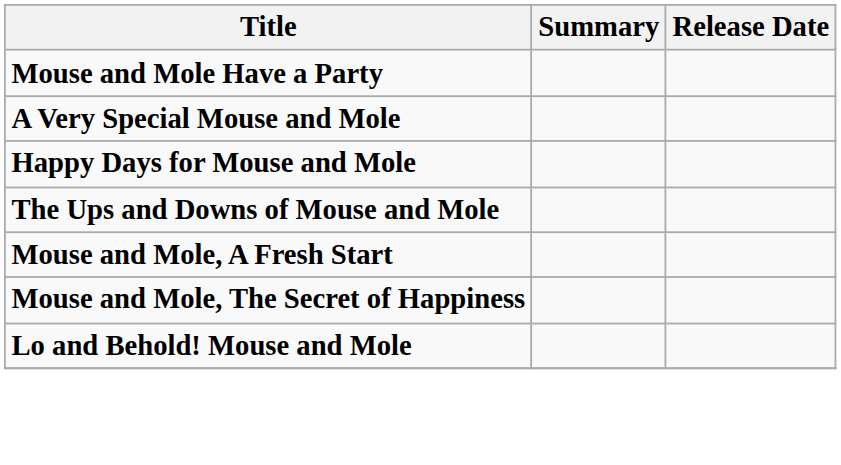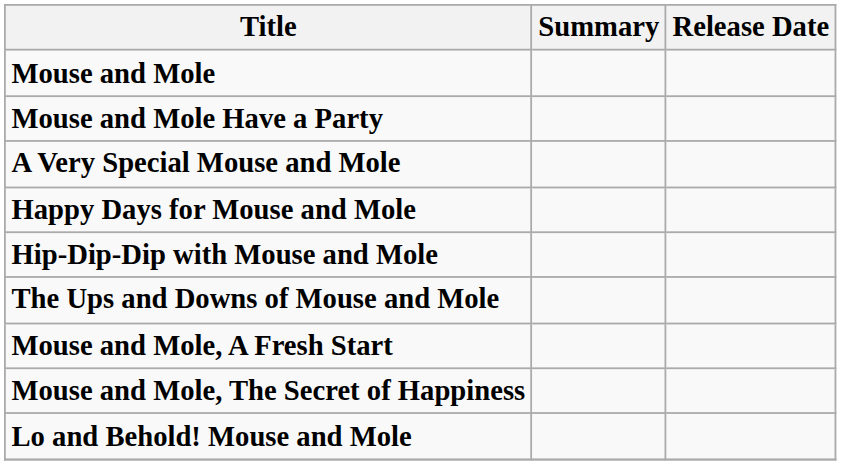+ row: (113, 72)
+ row: (225, 254)
